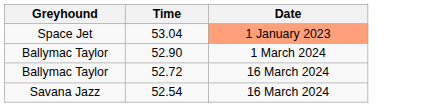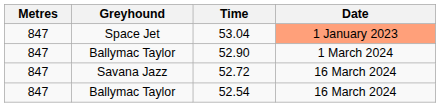+ column: (38, 14)
(65, 72) Ballymac Taylor -> (132, 72) Savana Jazz
(65, 92) Savana Jazz -> (132, 92) Ballymac Taylor
